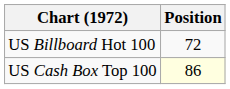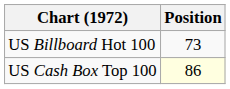(193, 44) 72 -> (193, 44) 73
